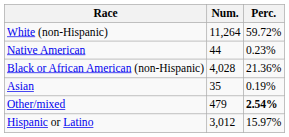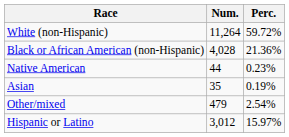rows swapped: (106, 68) <-> (46, 50)
(262, 104) bold -> (261, 104) normal
